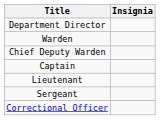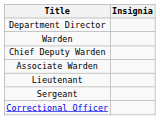+ row: (57, 66)
- row: (57, 66)
